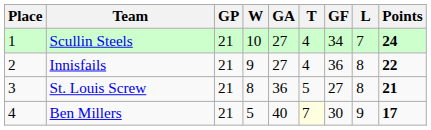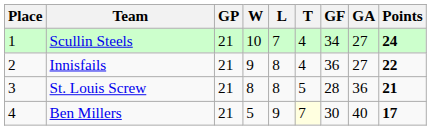columns swapped: (366, 16) <-> (284, 16)
(336, 88) 27 -> (332, 88) 28
